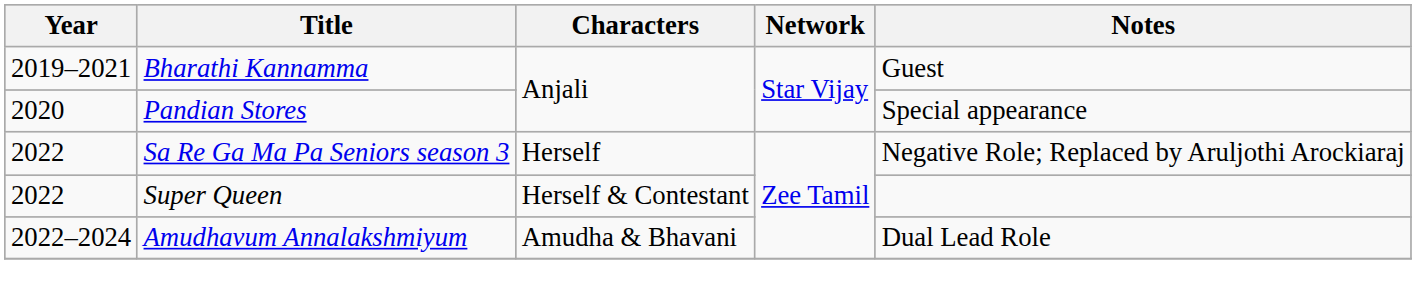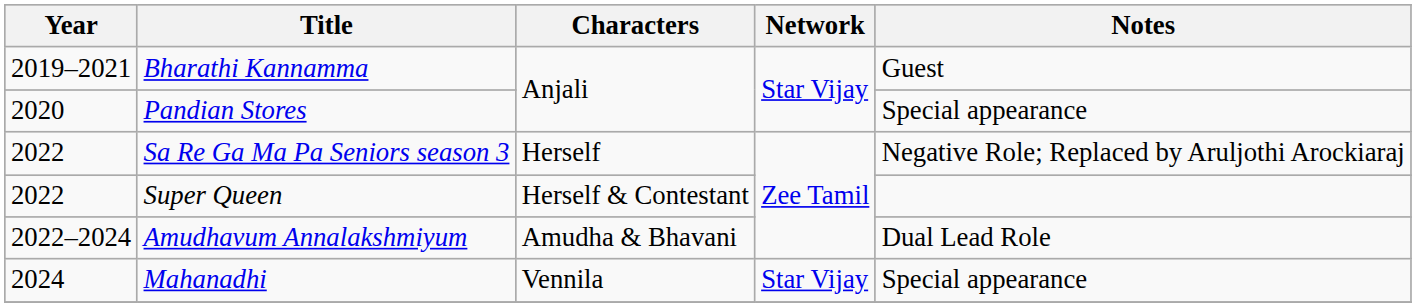+ row: (205, 279)
